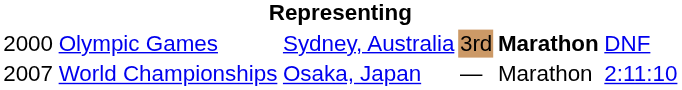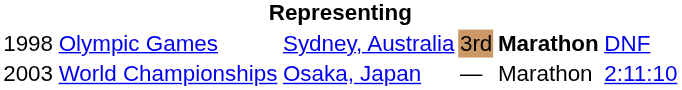(28, 43) 2000 -> (28, 43) 1998
(28, 74) 2007 -> (28, 74) 2003
